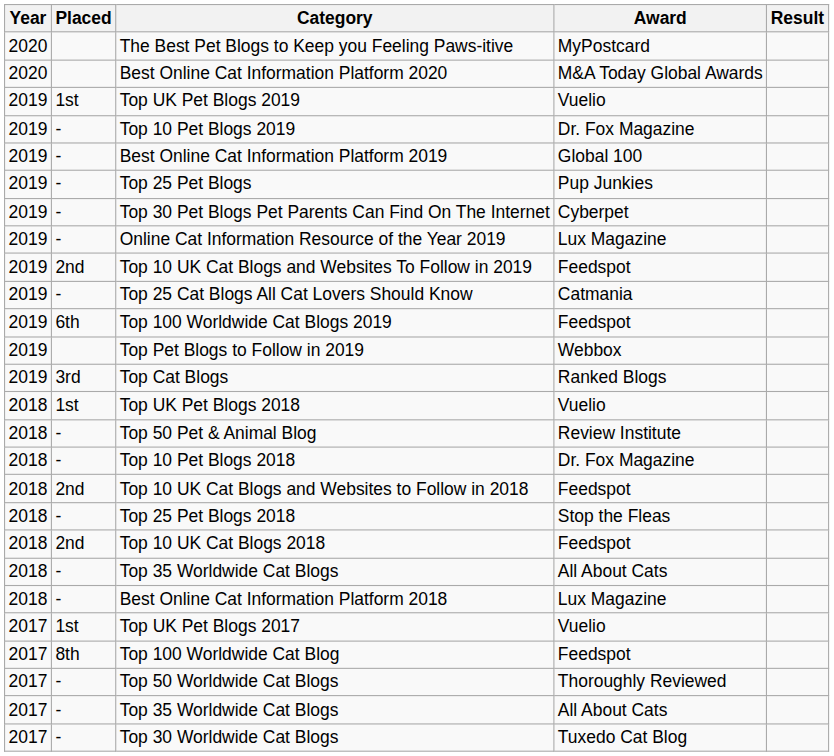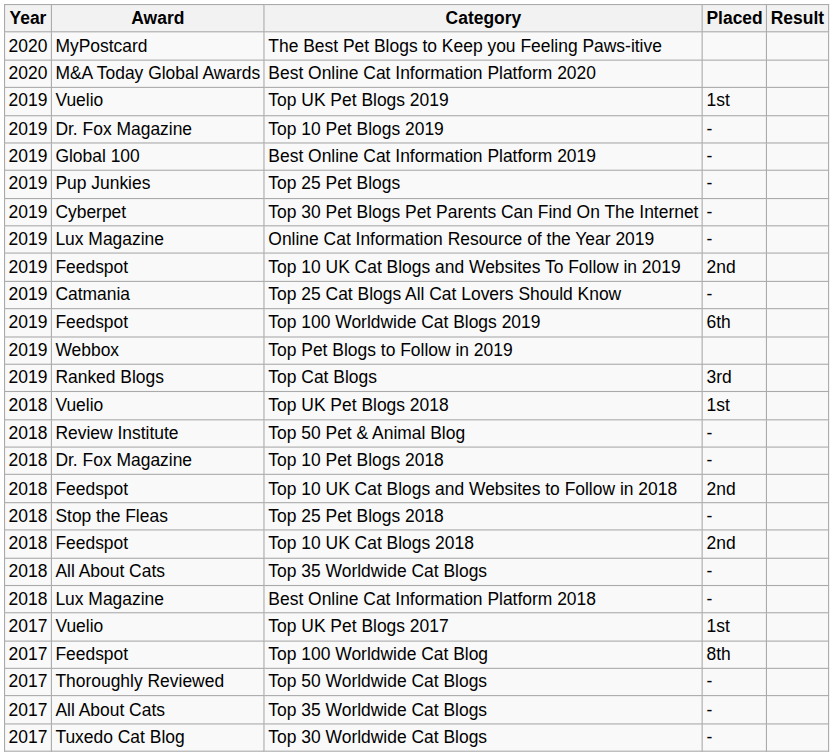columns swapped: (660, 18) <-> (84, 18)
